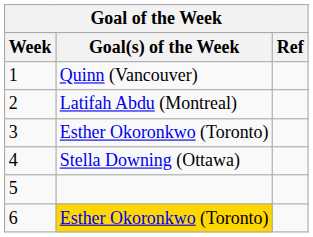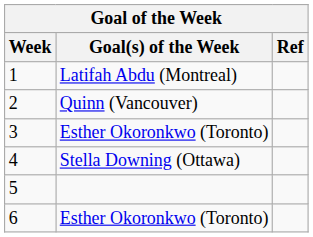(129, 75) Quinn (Vancouver) -> (148, 75) Latifah Abdu (Montreal)
(148, 103) Latifah Abdu (Montreal) -> (129, 103) Quinn (Vancouver)
(164, 217) gold background -> (164, 217) no background
